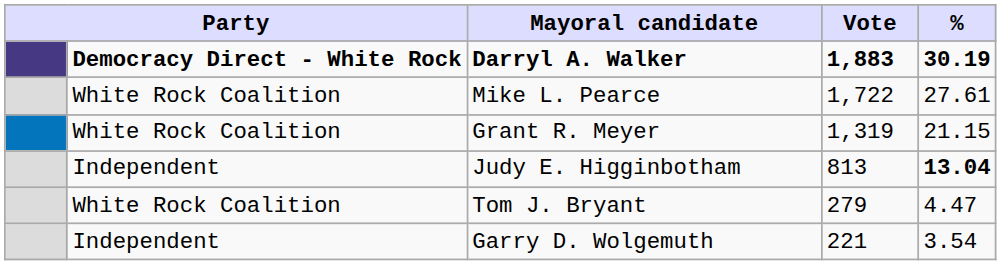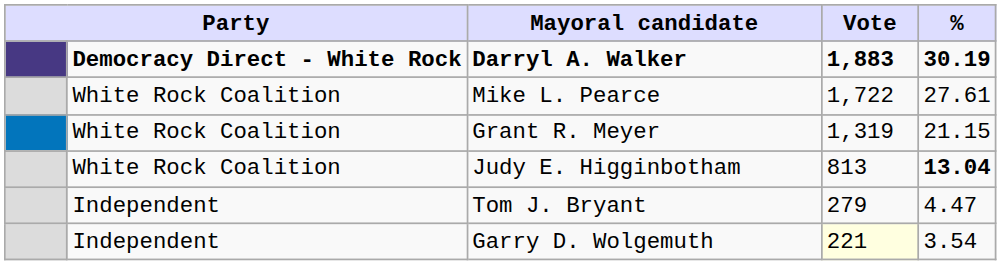(146, 169) Independent -> (207, 169) White Rock Coalition
(207, 205) White Rock Coalition -> (146, 205) Independent
(847, 242) no background -> (847, 242) lightyellow background
